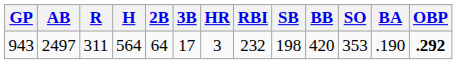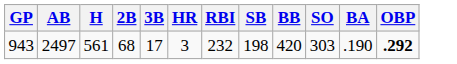- column: (96, 17)
(129, 44) 564 -> (96, 44) 561
(159, 44) 64 -> (127, 44) 68
(355, 44) 353 -> (322, 44) 303
